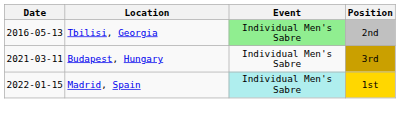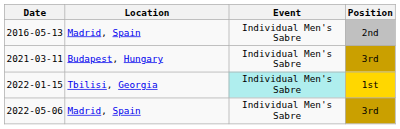(112, 33) Tbilisi, Georgia -> (104, 33) Madrid, Spain
(287, 33) lightgreen background -> (287, 33) no background
(104, 85) Madrid, Spain -> (112, 85) Tbilisi, Georgia
+ row: (35, 111)
